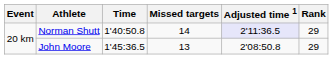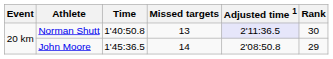(184, 31) 14 -> (184, 31) 13
(314, 31) 29 -> (314, 31) 30
(184, 47) 13 -> (184, 47) 14
